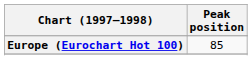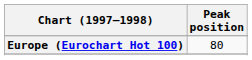(217, 45) 85 -> (217, 45) 80
